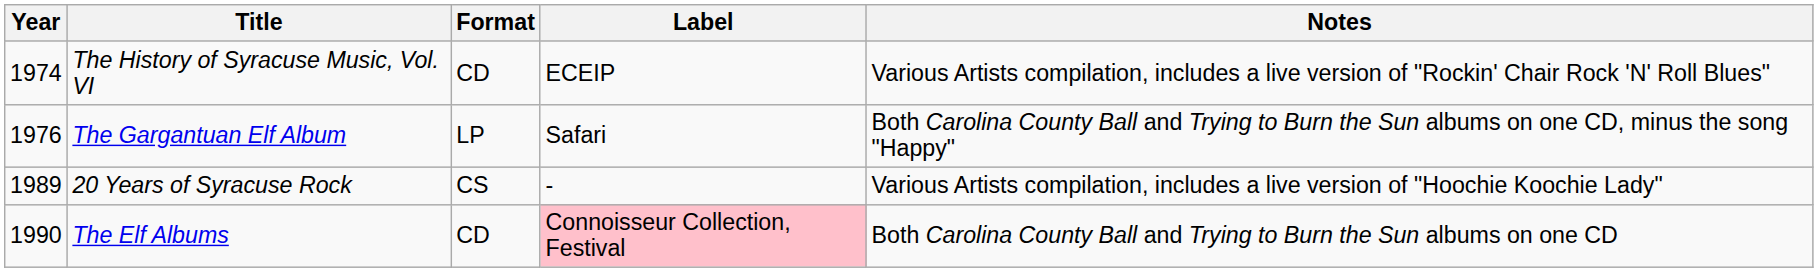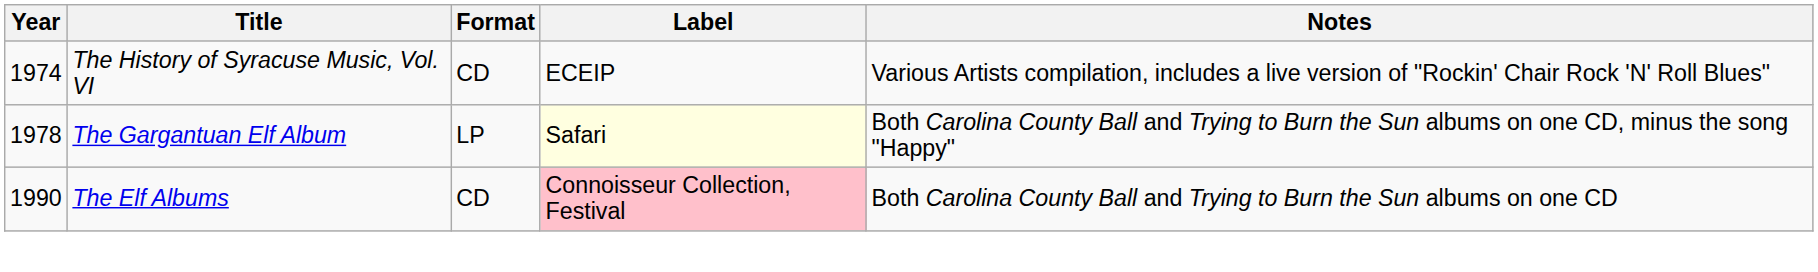(36, 135) 1976 -> (36, 135) 1978
(576, 135) no background -> (576, 135) lightyellow background
- row: (212, 185)
